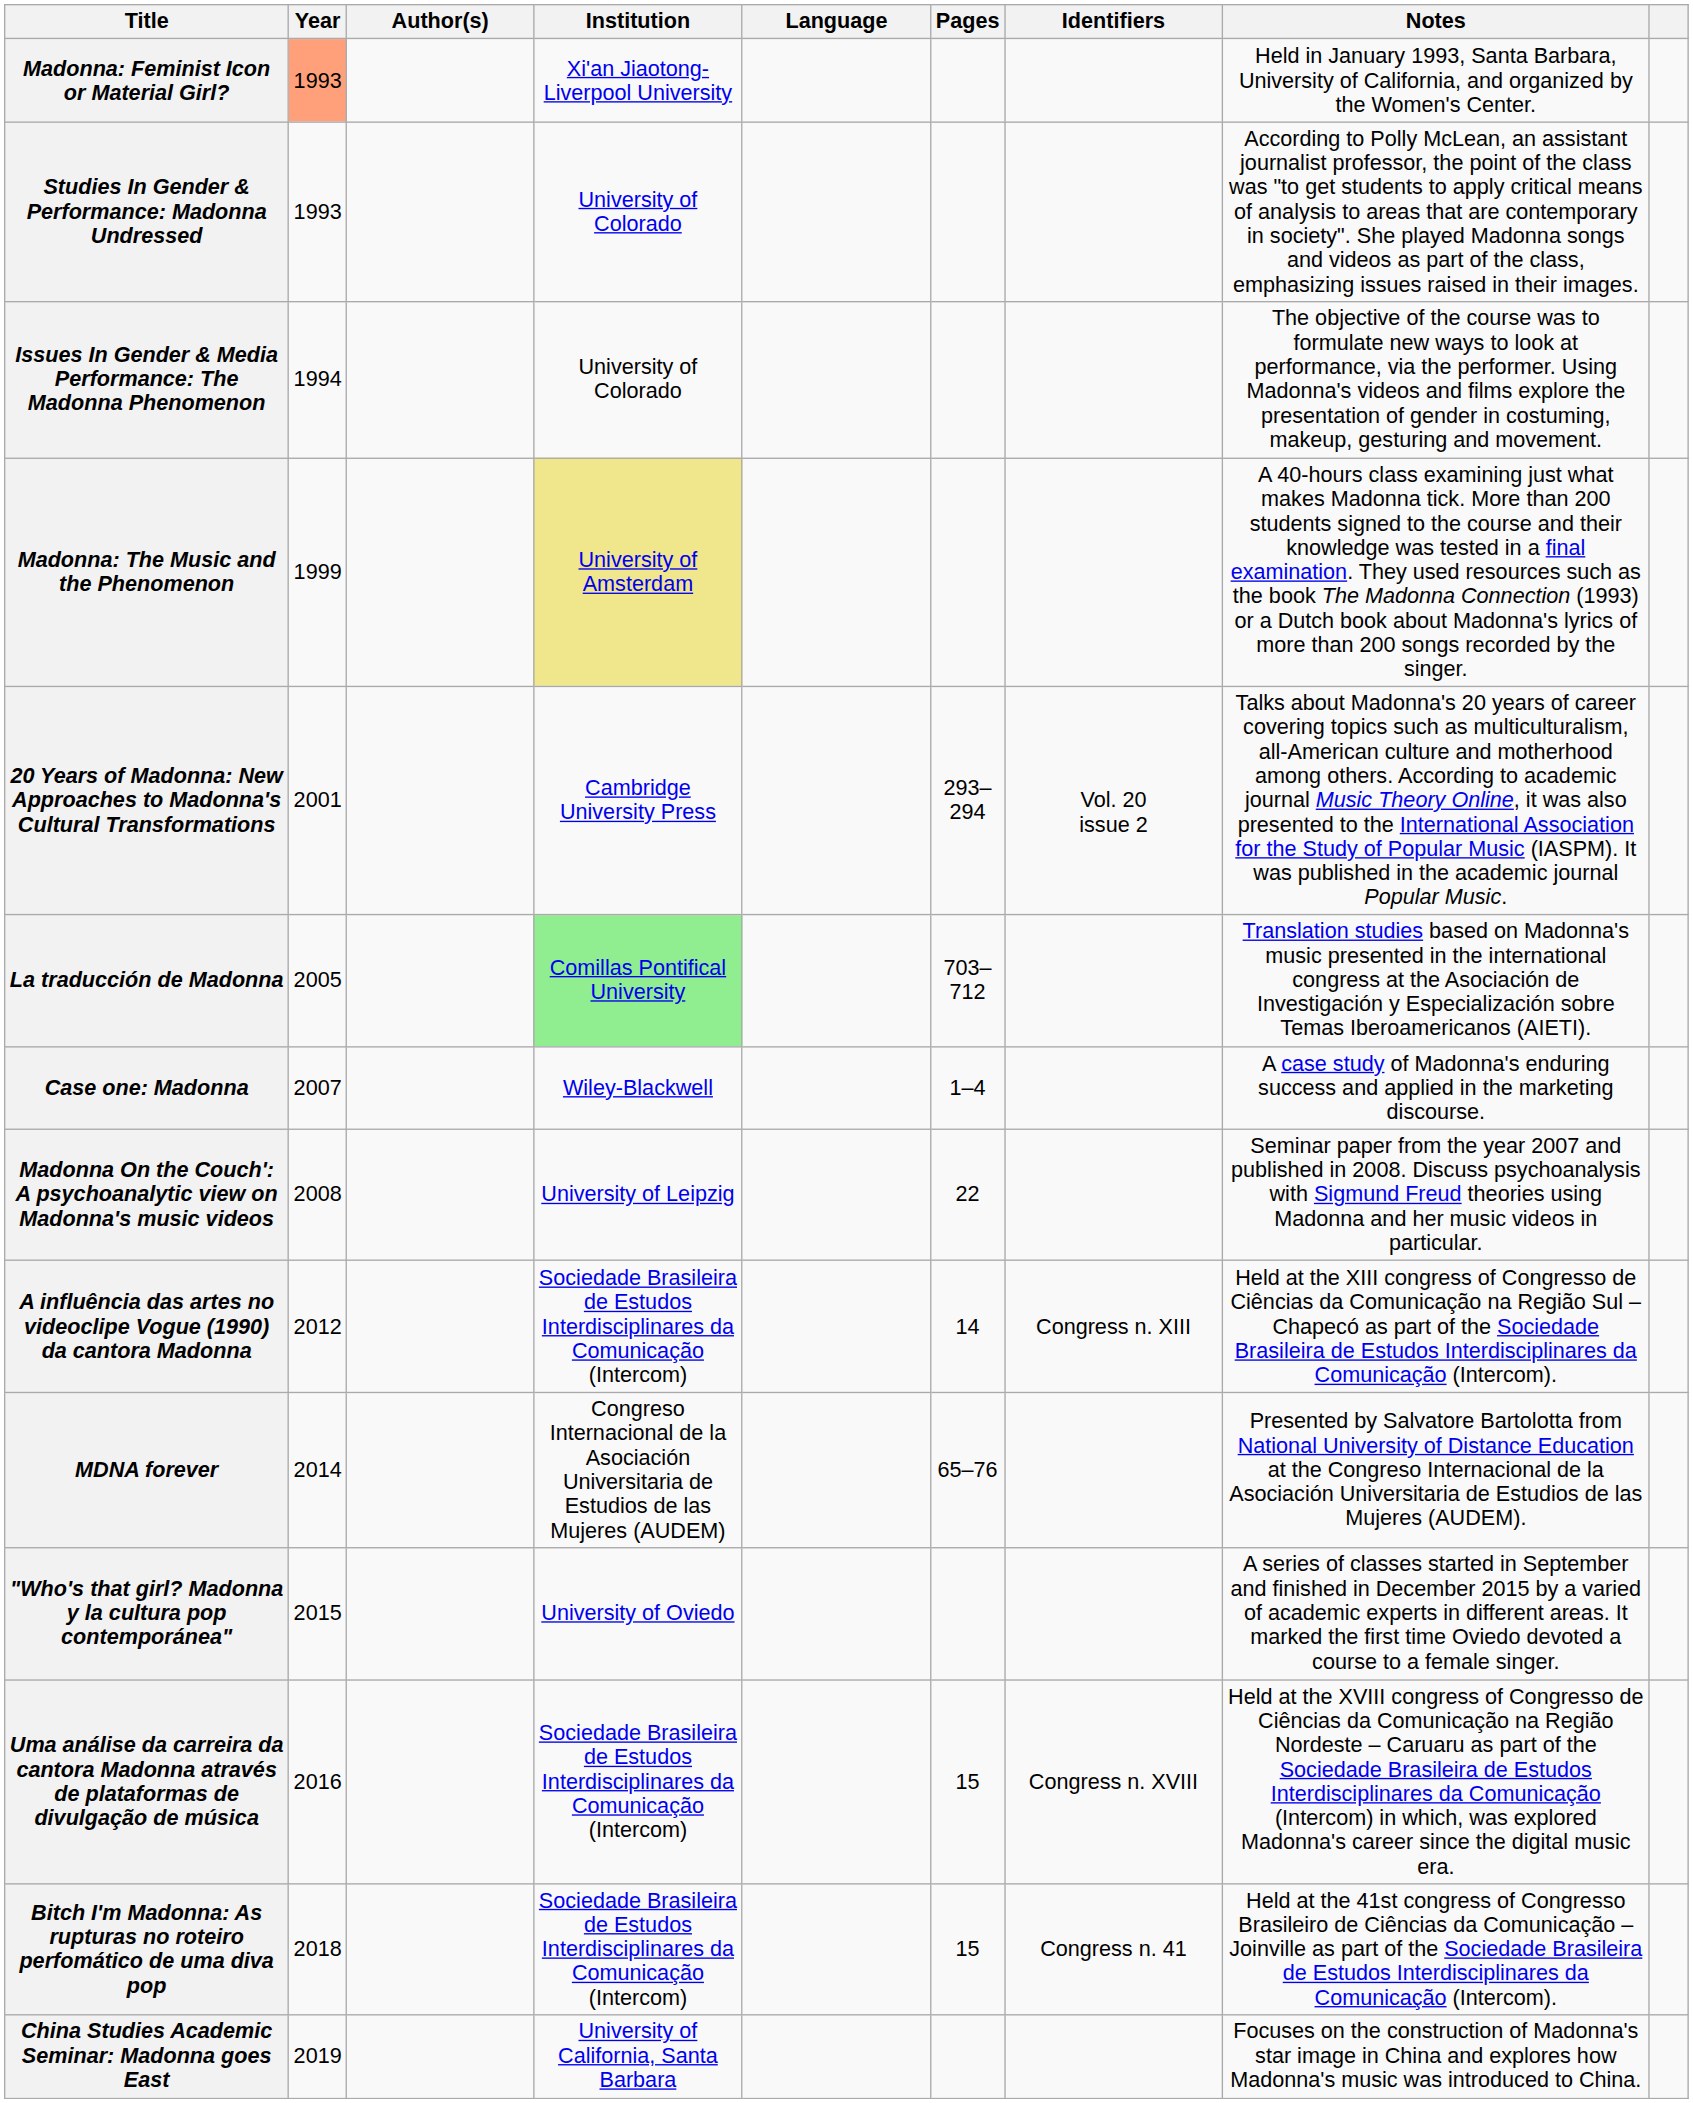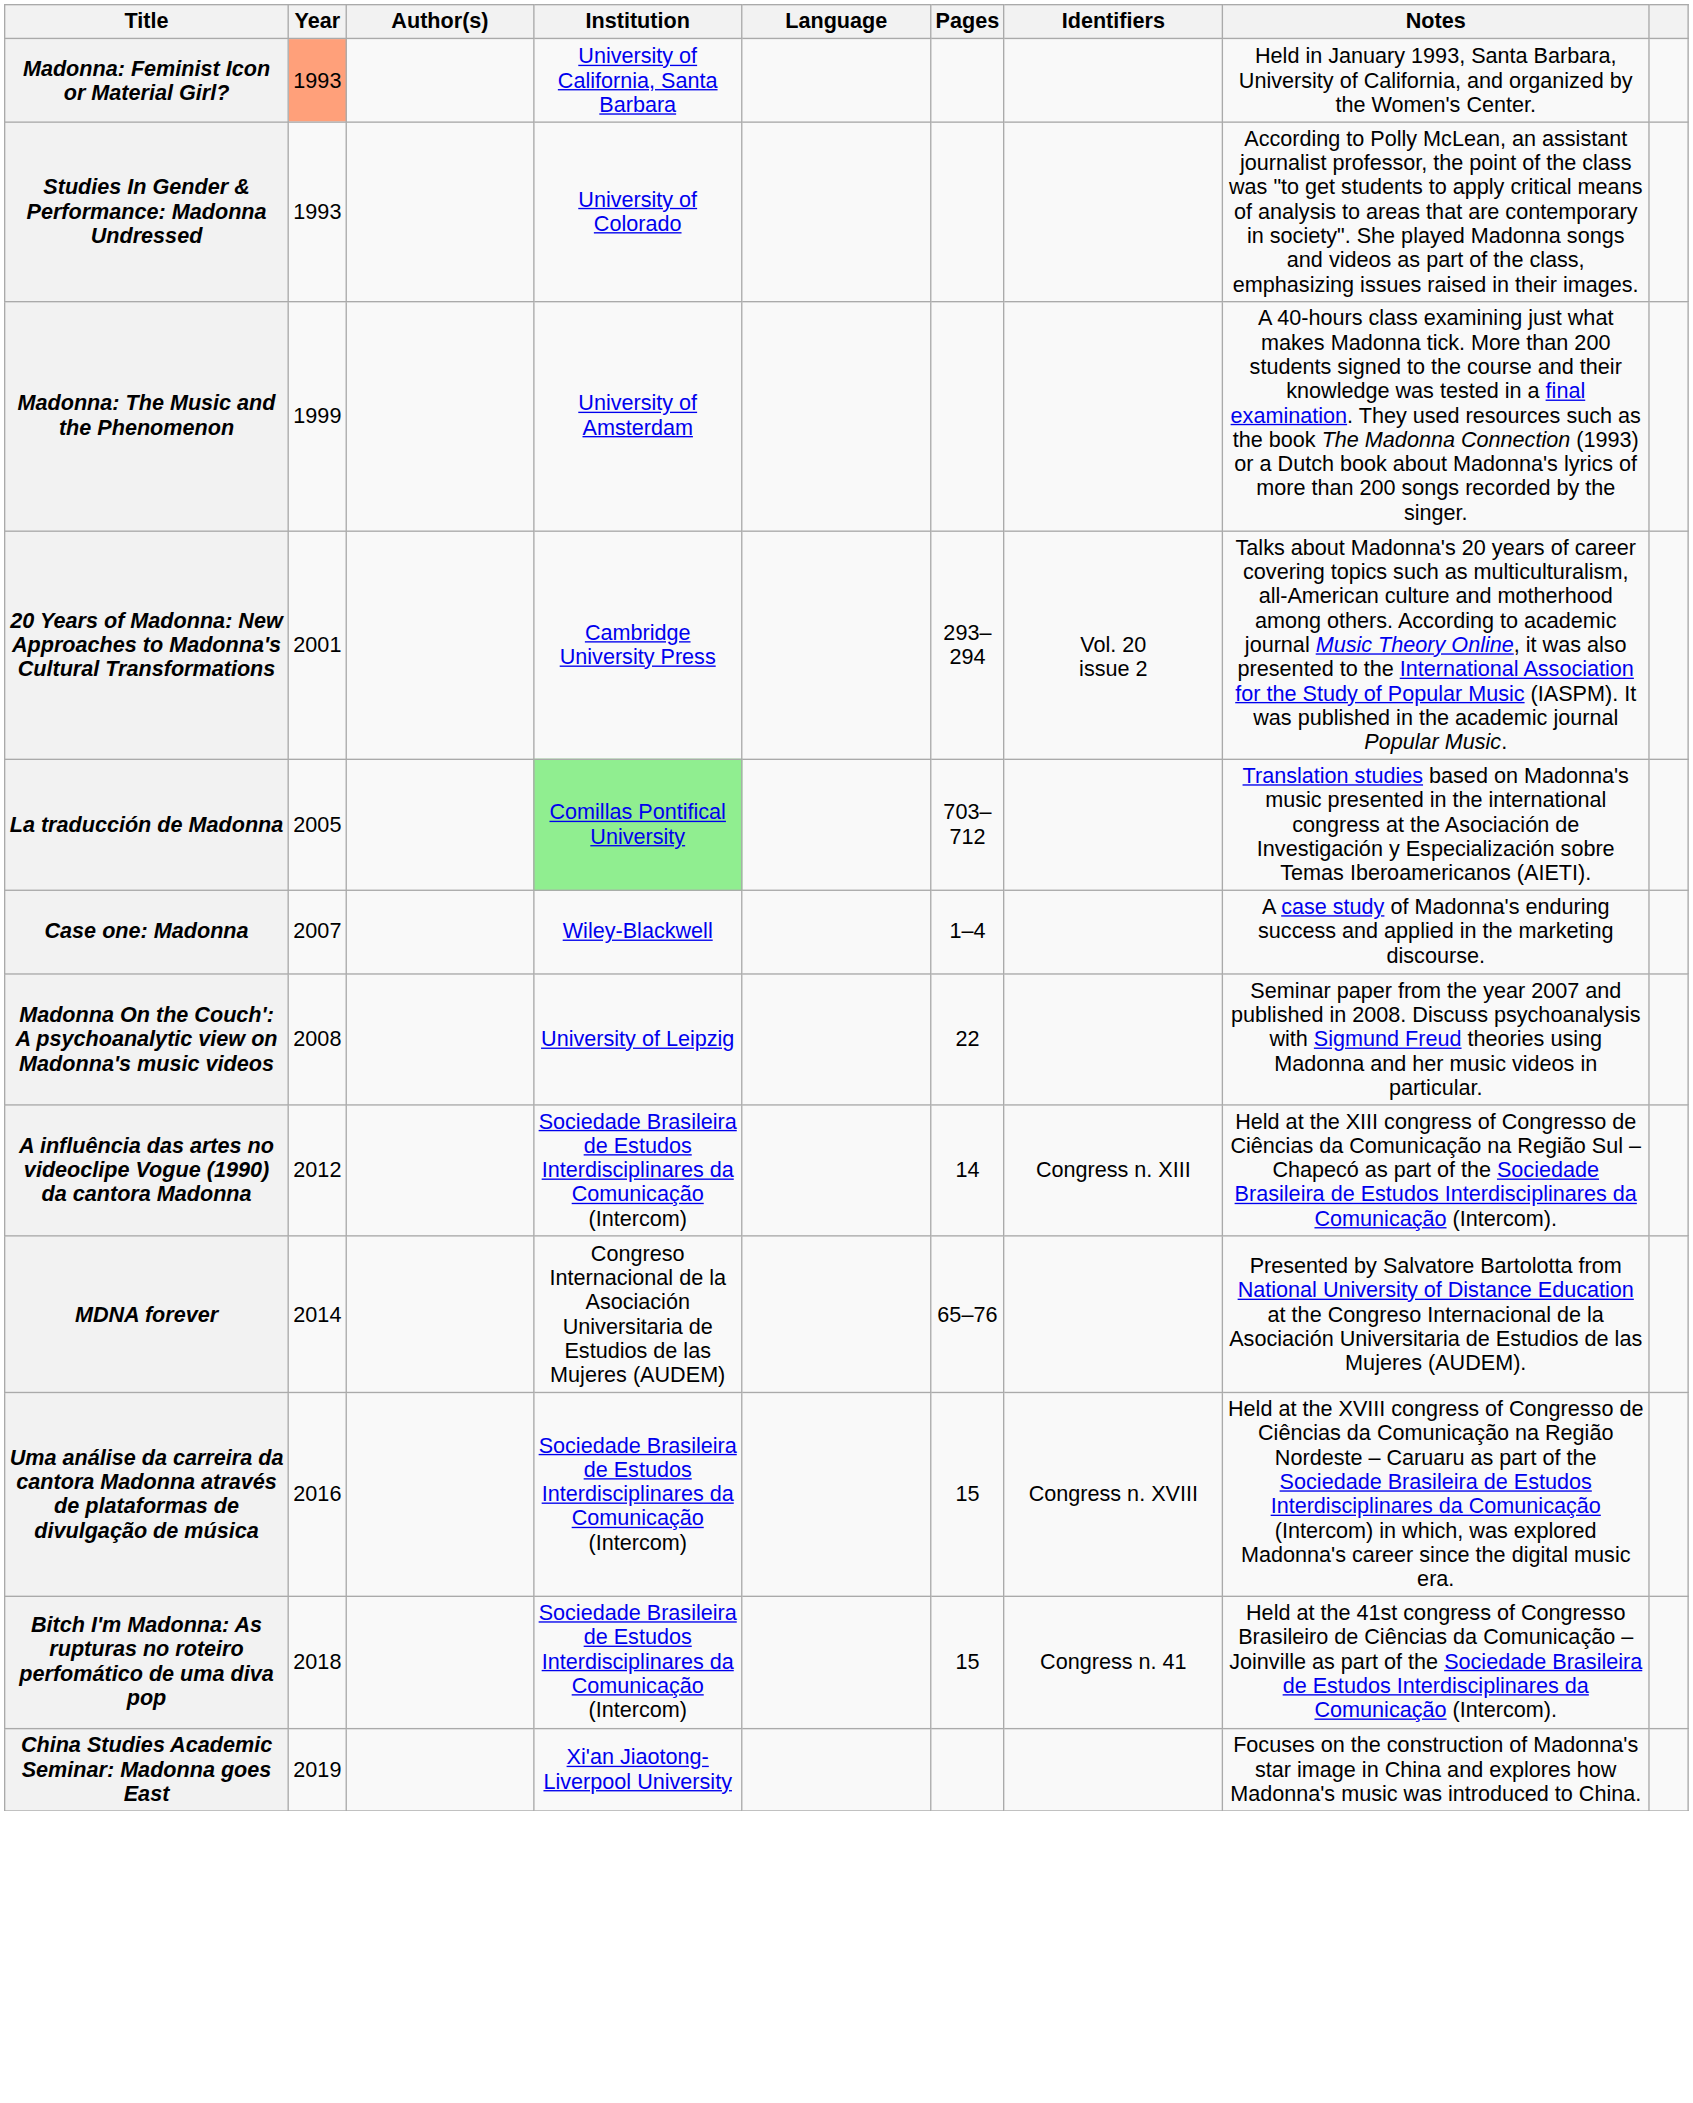(638, 80) Xi'an Jiaotong-Liverpool University -> (638, 80) University of California, Santa Barbara
- row: (147, 379)
(638, 571) khaki background -> (638, 415) no background
- row: (147, 1613)
(638, 2056) University of California, Santa Barbara -> (638, 1769) Xi'an Jiaotong-Liverpool University
